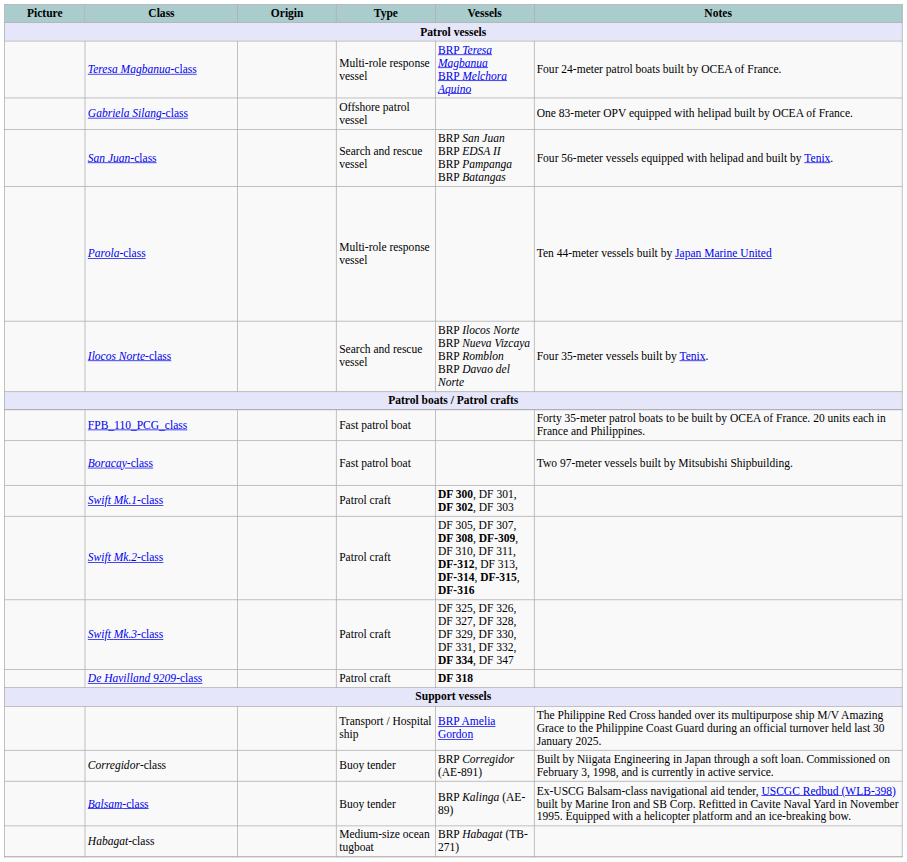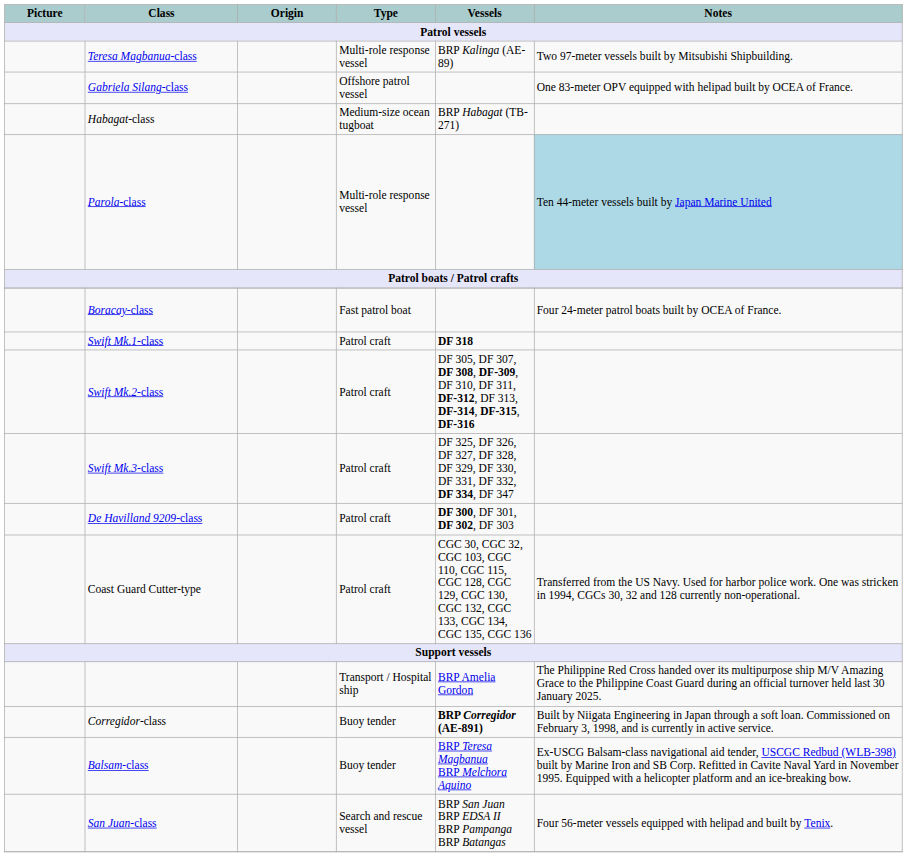(472, 69) BRP Teresa Magbanua BRP Melchora Aquino -> (482, 56) BRP Kalinga (AE-89)
(659, 69) Four 24-meter patrol boats built by OCEA of France. -> (665, 56) Two 97-meter vessels built by Mitsubishi Shipbuilding.
rows swapped: (122, 157) <-> (121, 841)
(654, 254) no background -> (654, 202) lightblue background
- row: (130, 356)
- row: (138, 425)
(665, 463) Two 97-meter vessels built by Mitsubishi Shipbuilding. -> (659, 310) Four 24-meter patrol boats built by OCEA of France.
(477, 500) DF 300, DF 301, DF 302, DF 303 -> (455, 341) DF 318
(455, 678) DF 318 -> (477, 519) DF 300, DF 301, DF 302, DF 303
+ row: (144, 589)
(476, 766) normal -> (477, 721) bold
(482, 803) BRP Kalinga (AE-89) -> (472, 766) BRP Teresa Magbanua BRP Melchora Aquino
